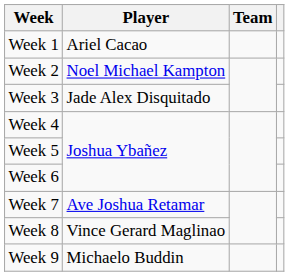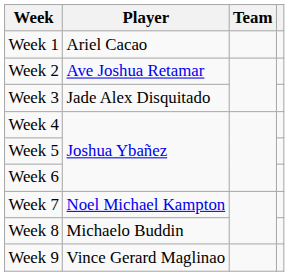(146, 71) Noel Michael Kampton -> (135, 71) Ave Joshua Retamar
(135, 204) Ave Joshua Retamar -> (146, 204) Noel Michael Kampton
(146, 230) Vince Gerard Maglinao -> (125, 230) Michaelo Buddin
(125, 257) Michaelo Buddin -> (146, 257) Vince Gerard Maglinao
